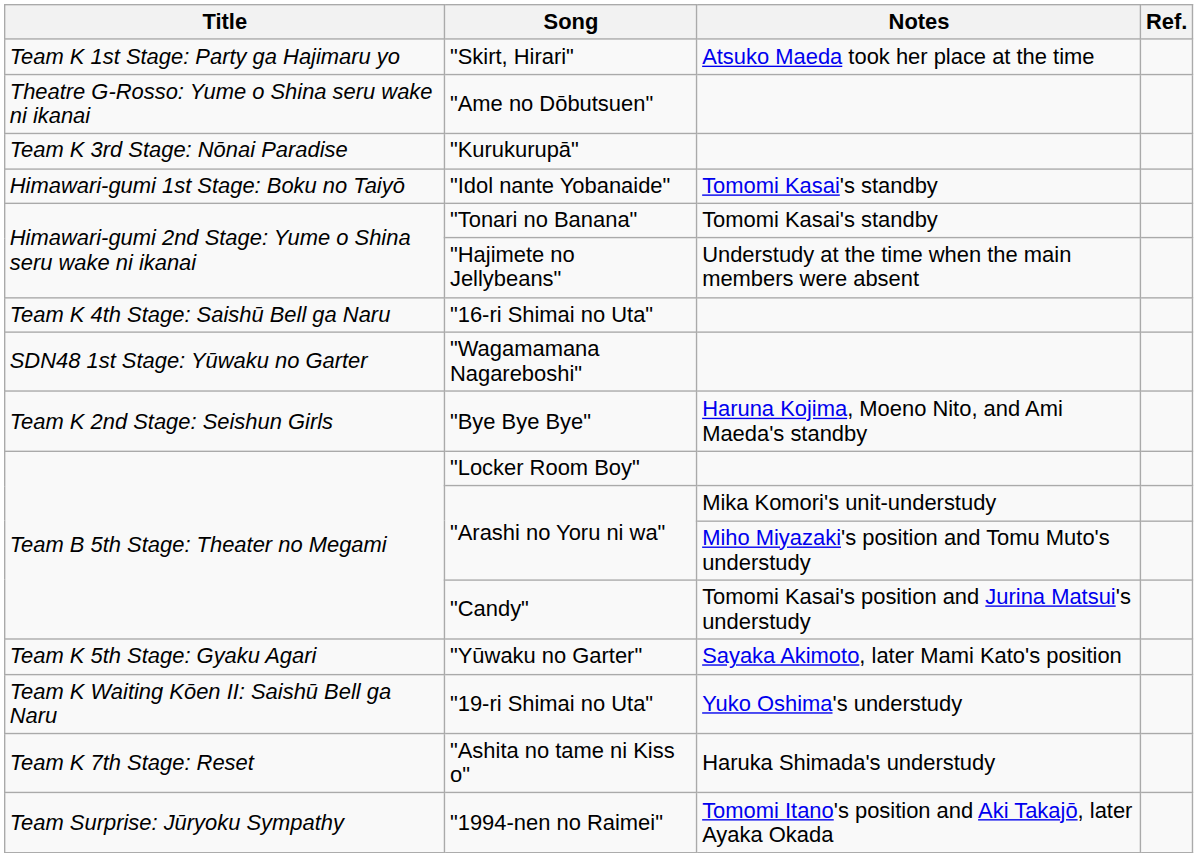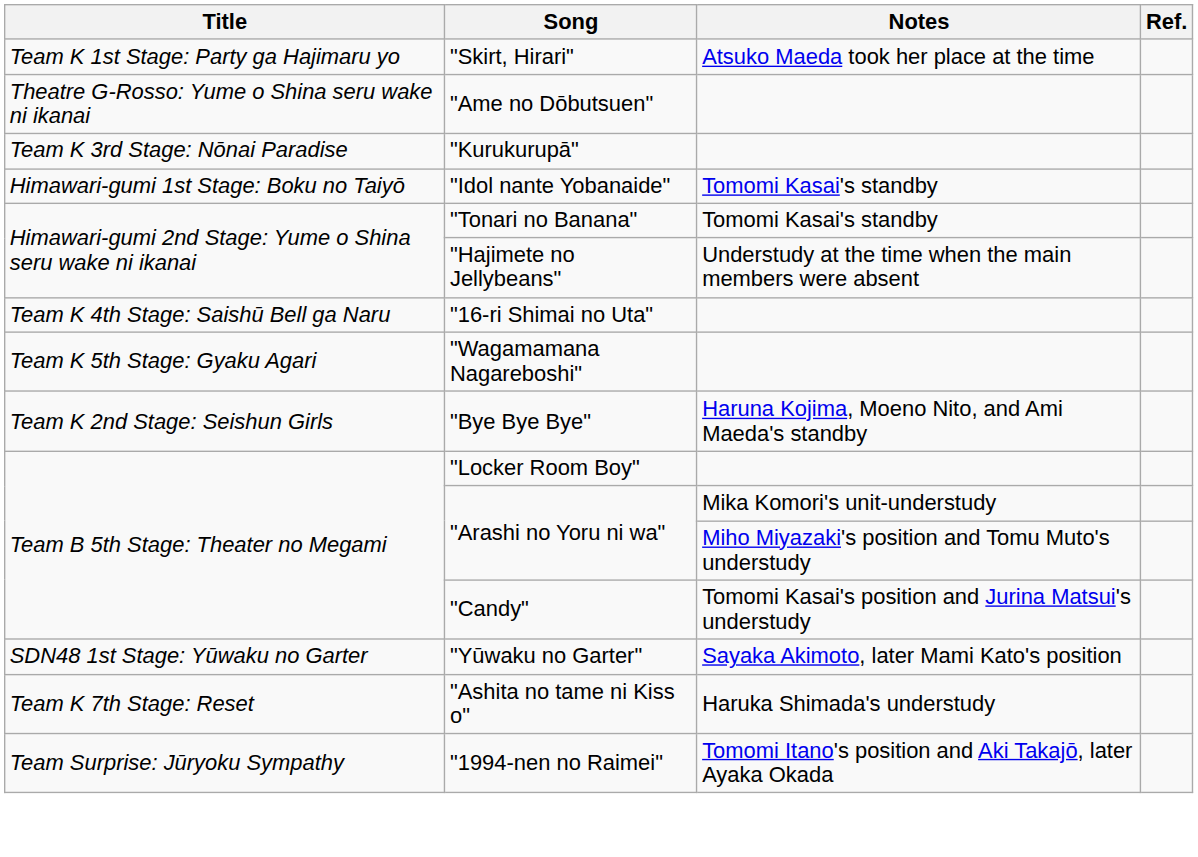(189, 361) SDN48 1st Stage: Yūwaku no Garter -> (163, 361) Team K 5th Stage: Gyaku Agari
(163, 656) Team K 5th Stage: Gyaku Agari -> (189, 656) SDN48 1st Stage: Yūwaku no Garter
- row: (552, 703)
